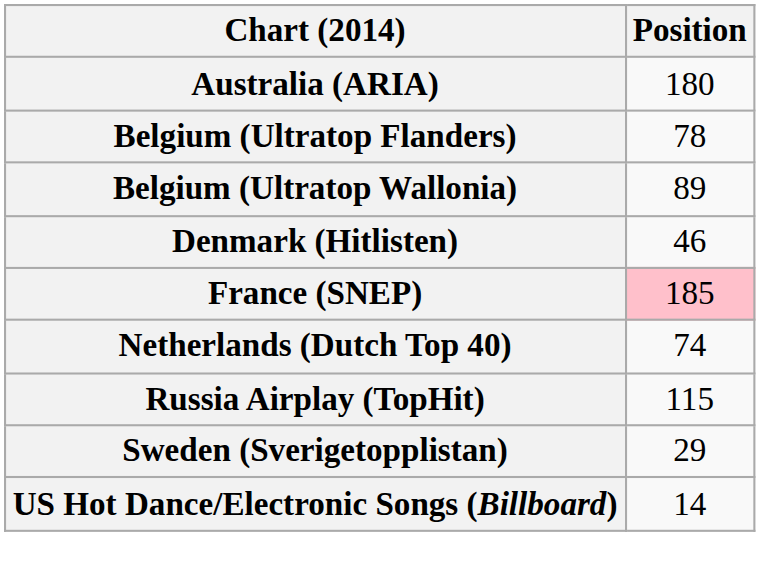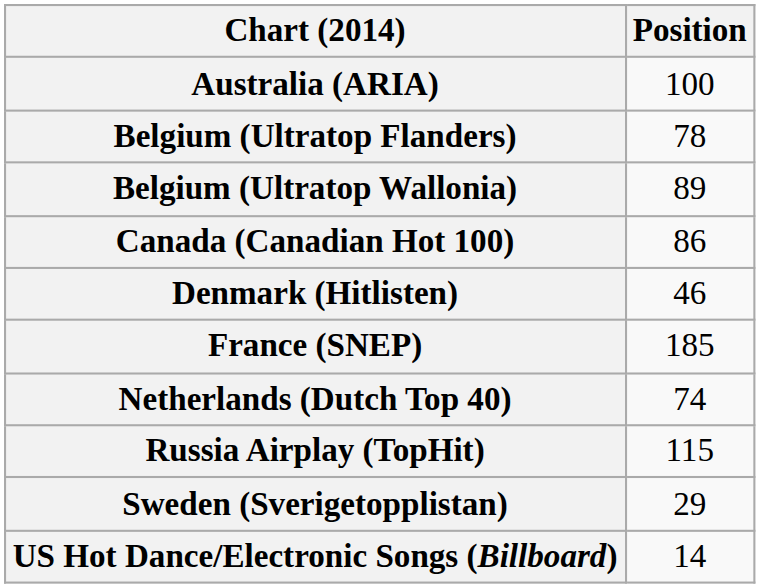(690, 83) 180 -> (690, 83) 100
+ row: (315, 240)
(690, 293) pink background -> (690, 345) no background
